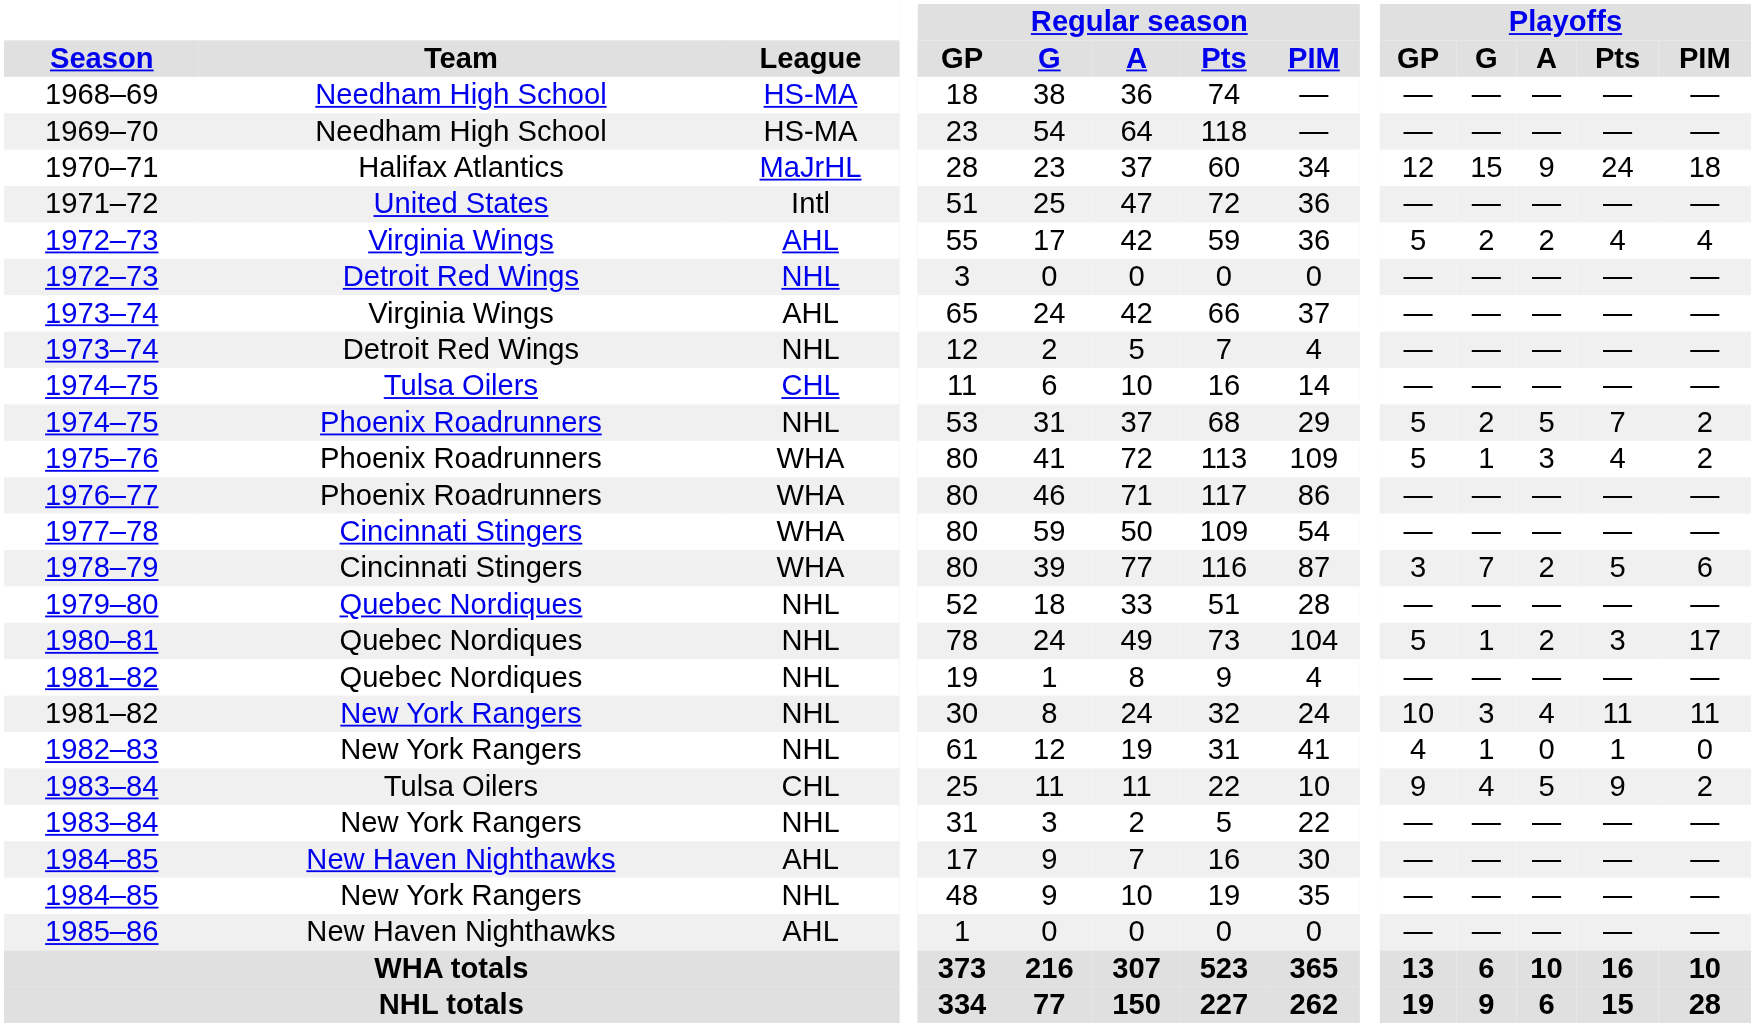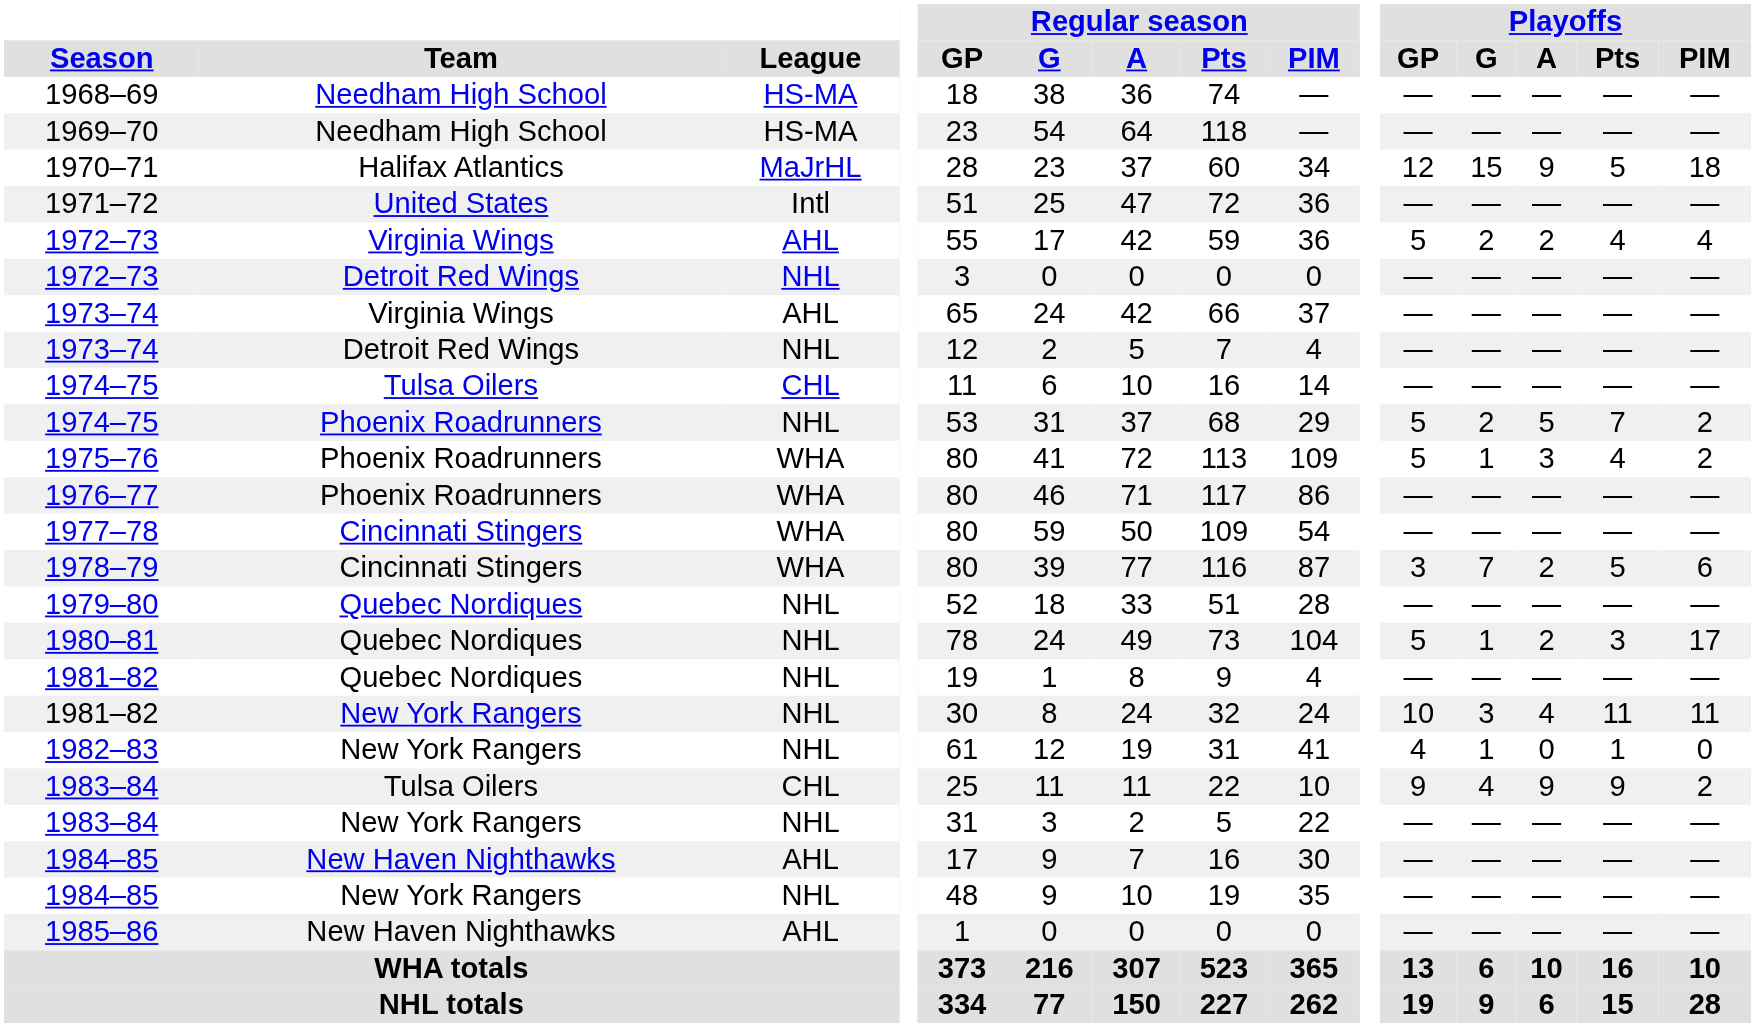(1618, 167) 24 -> (1618, 167) 5
(1547, 786) 5 -> (1547, 786) 9
